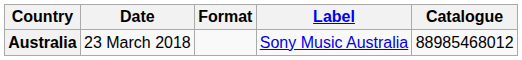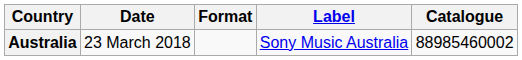(465, 42) 88985468012 -> (465, 42) 88985460002
